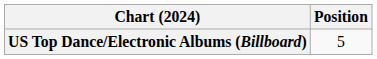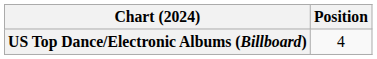(341, 41) 5 -> (341, 41) 4
